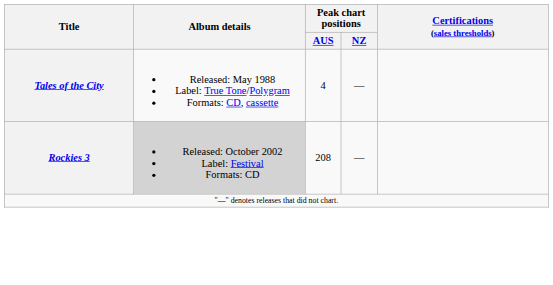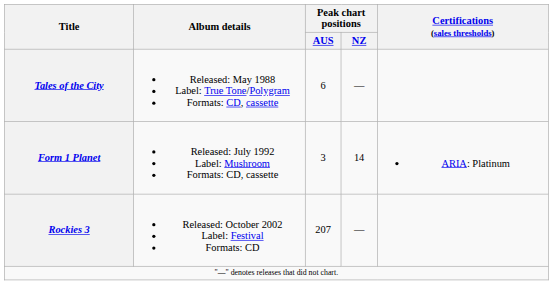(323, 85) 4 -> (323, 85) 6
+ row: (69, 157)
(220, 163) lightgrey background -> (220, 236) no background
(323, 157) 208 -> (323, 230) 207
